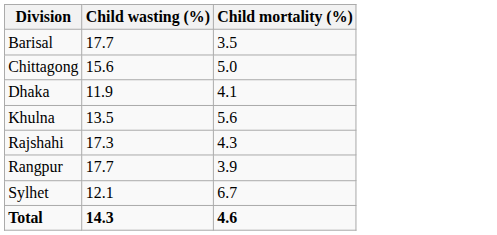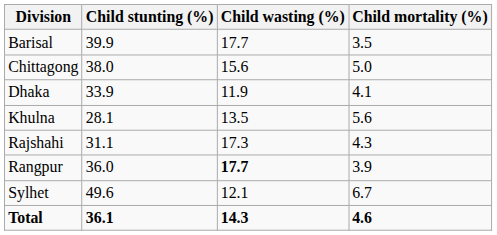+ column: (150, 17)
(100, 167) normal -> (235, 167) bold
